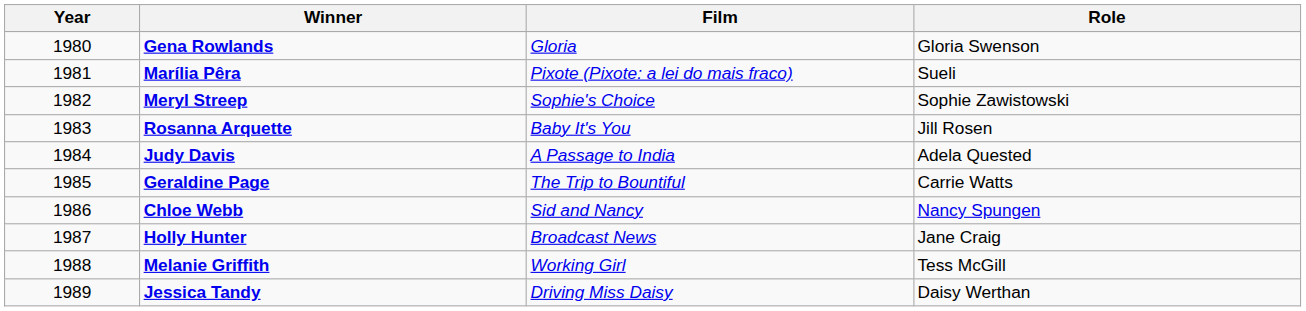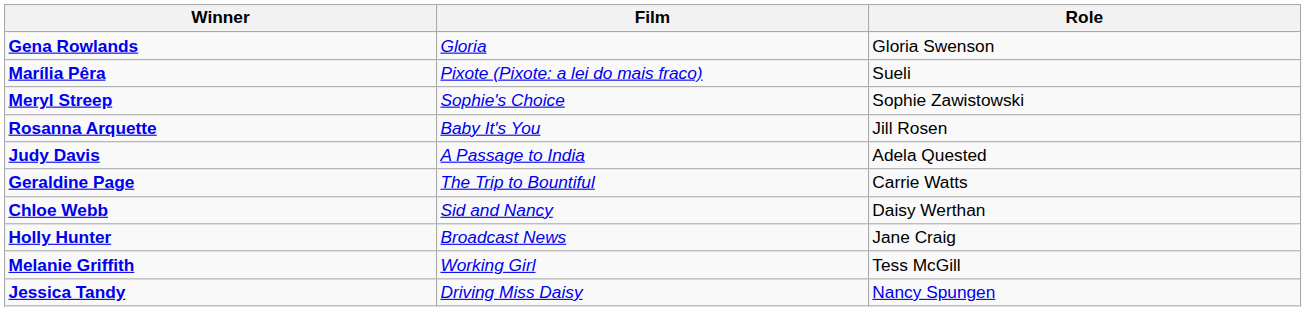- column: (72, 18)
(979, 210) Nancy Spungen -> (929, 210) Daisy Werthan
(974, 292) Daisy Werthan -> (934, 292) Nancy Spungen
